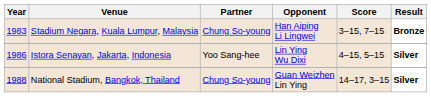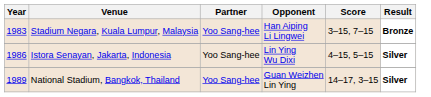(236, 31) Chung So-young -> (231, 31) Yoo Sang-hee
(17, 80) 1988 -> (17, 80) 1989
(236, 80) Chung So-young -> (231, 80) Yoo Sang-hee
